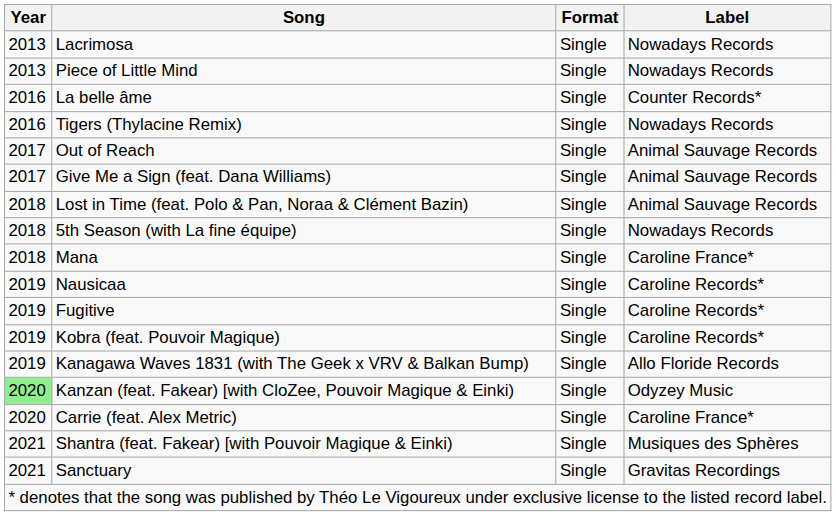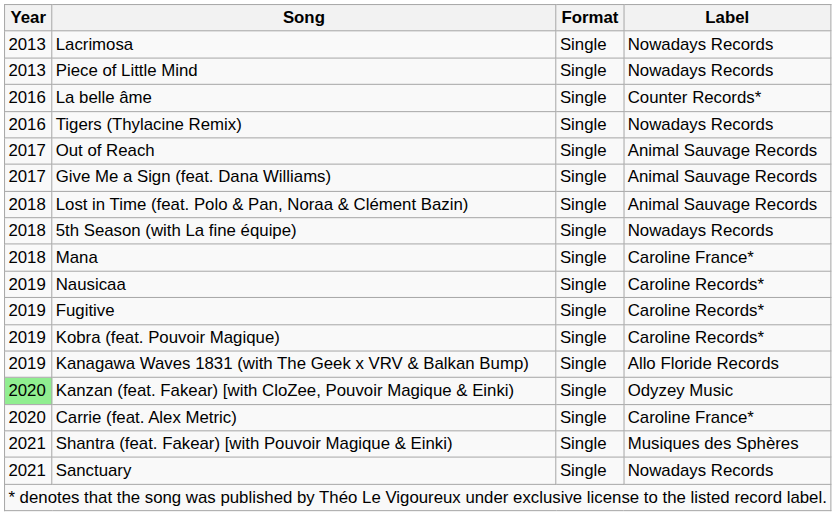(704, 470) Gravitas Recordings -> (701, 470) Nowadays Records
